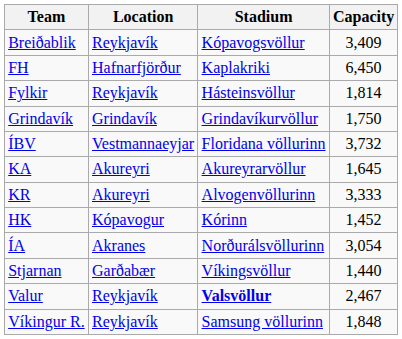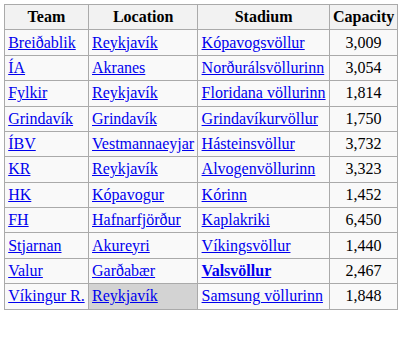(364, 42) 3,409 -> (364, 42) 3,009
rows swapped: (18, 67) <-> (17, 245)
(248, 93) Hásteinsvöllur -> (264, 93) Floridana völlurinn
(264, 144) Floridana völlurinn -> (248, 144) Hásteinsvöllur
- row: (20, 169)
(121, 194) Akureyri -> (125, 169) Reykjavík
(364, 194) 3,333 -> (364, 169) 3,323
(124, 270) Garðabær -> (121, 245) Akureyri
(125, 296) Reykjavík -> (124, 270) Garðabær
(125, 321) no background -> (125, 296) lightgrey background
